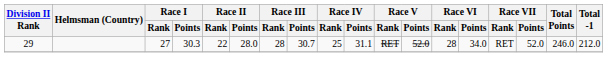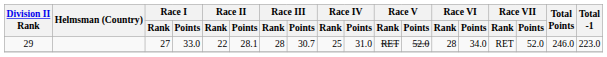(192, 44) 30.3 -> (192, 44) 33.0
(249, 44) 28.0 -> (249, 44) 28.1
(364, 44) 31.1 -> (364, 44) 31.0
(590, 44) 212.0 -> (590, 44) 223.0
